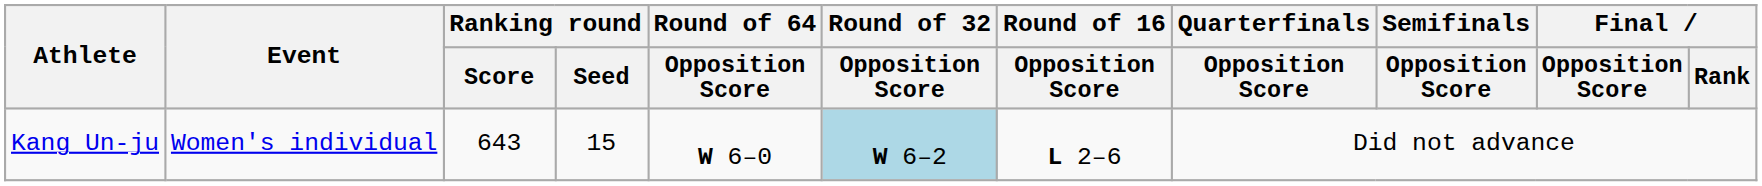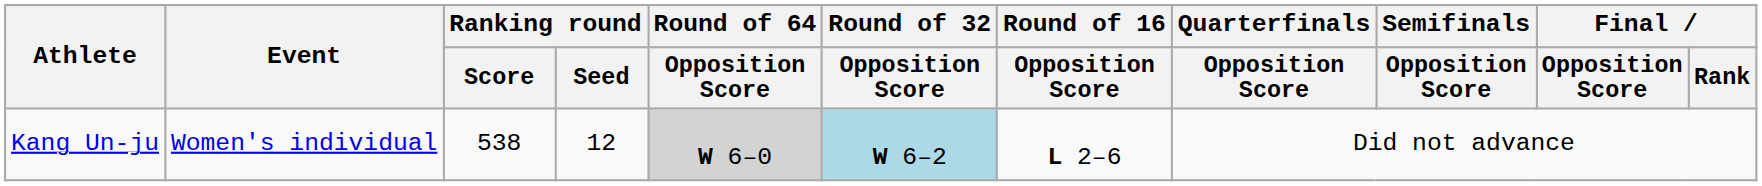(499, 144) 643 -> (499, 144) 538
(601, 144) 15 -> (601, 144) 12
(735, 159) no background -> (735, 159) lightgrey background
